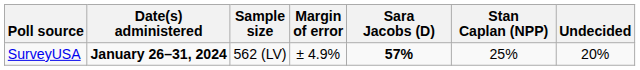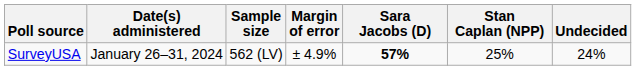(159, 54) bold -> (157, 54) normal
(595, 54) 20% -> (591, 54) 24%
